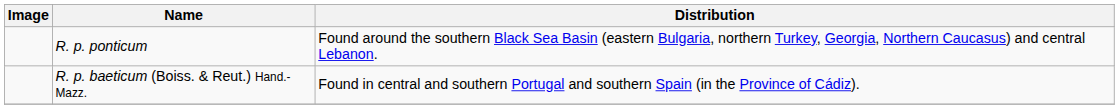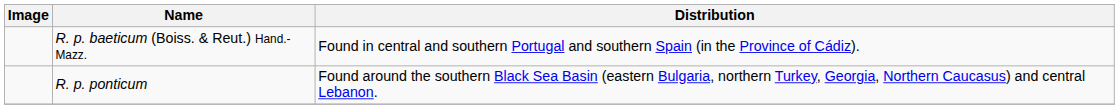rows swapped: (173, 84) <-> (101, 46)
